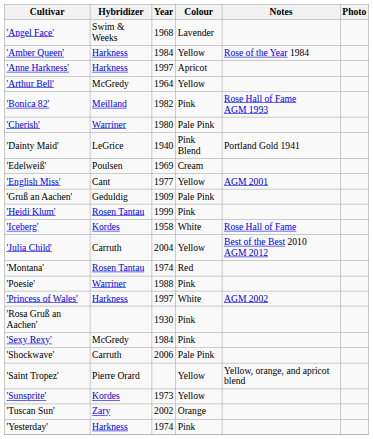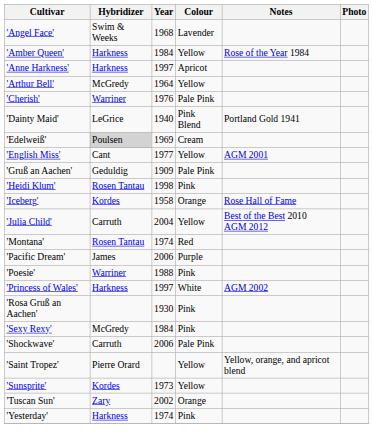- row: (28, 104)
(164, 125) 1980 -> (164, 99) 1976
(107, 166) no background -> (107, 140) lightgrey background
(164, 211) 1999 -> (164, 185) 1998
(189, 227) White -> (192, 201) Orange
+ row: (36, 257)
